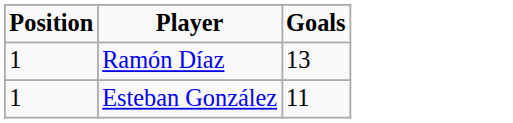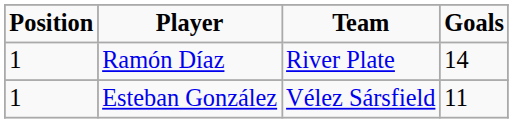+ column: (361, 23)
(298, 60) 13 -> (457, 60) 14
